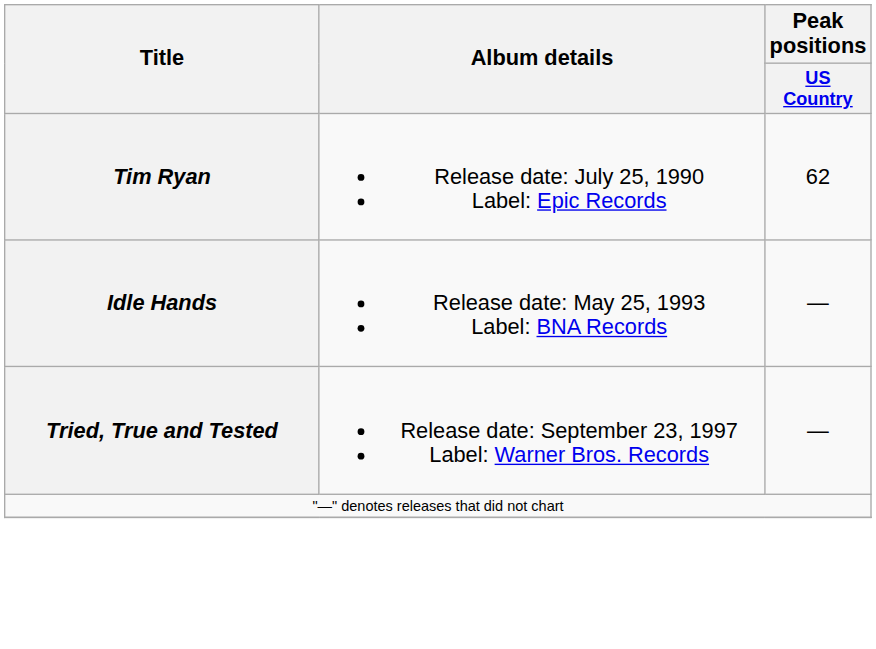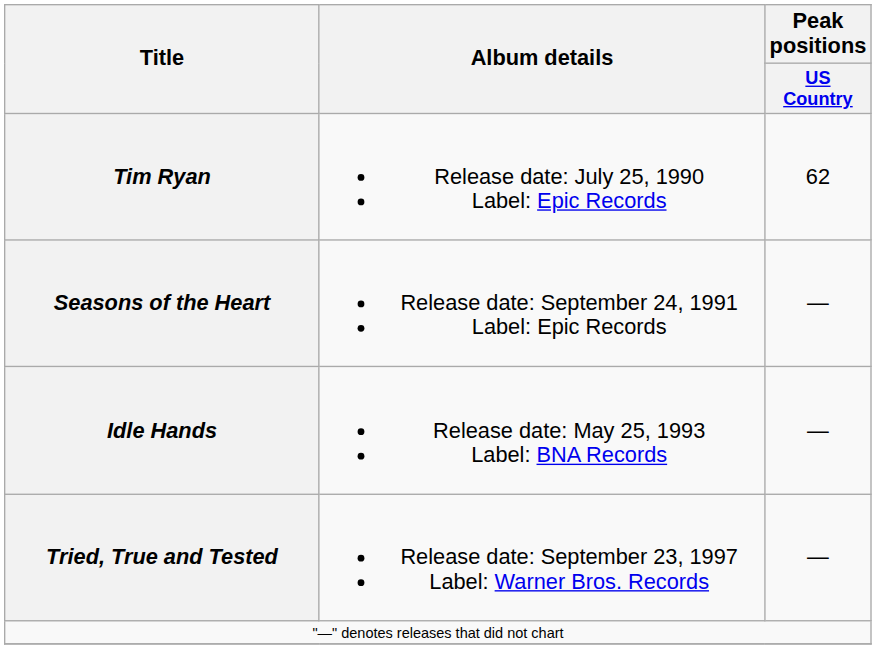+ row: (162, 303)
